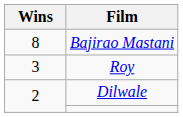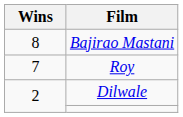(35, 67) 3 -> (35, 67) 7
